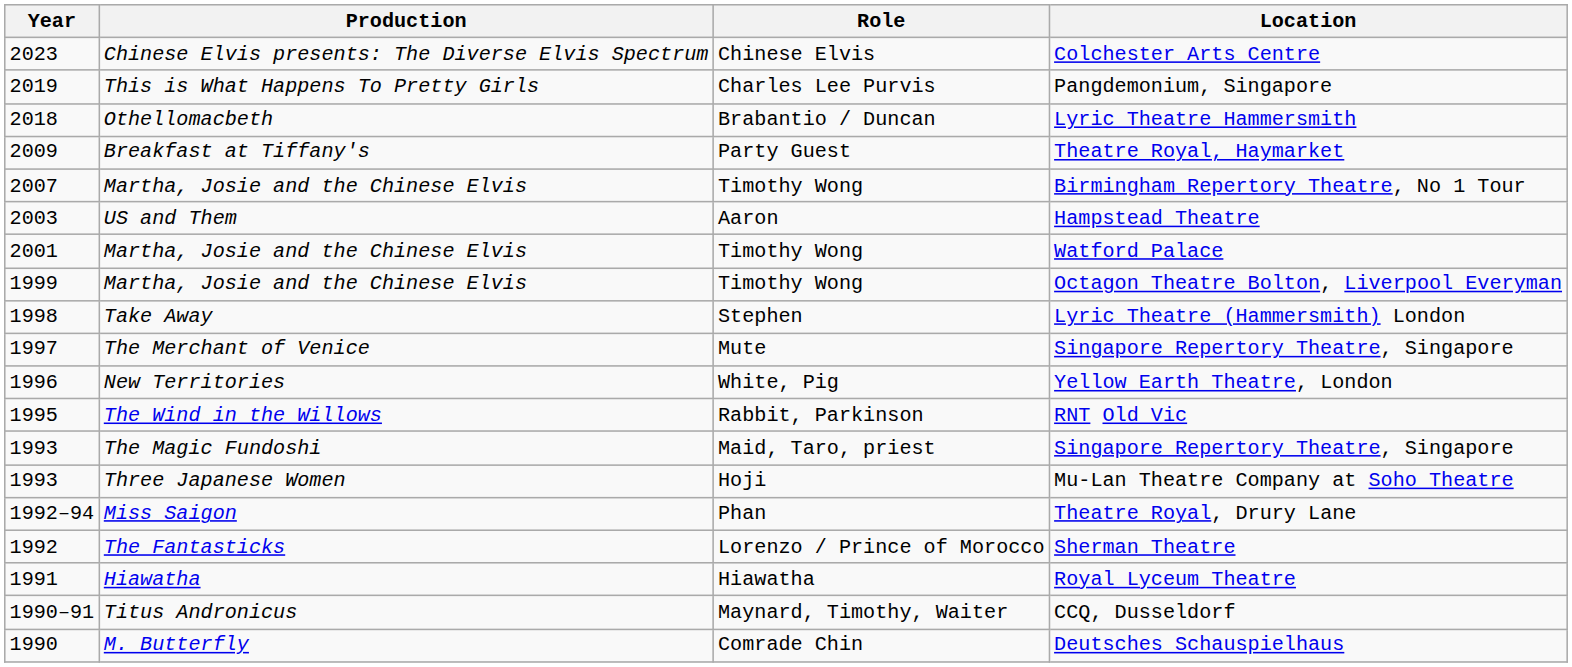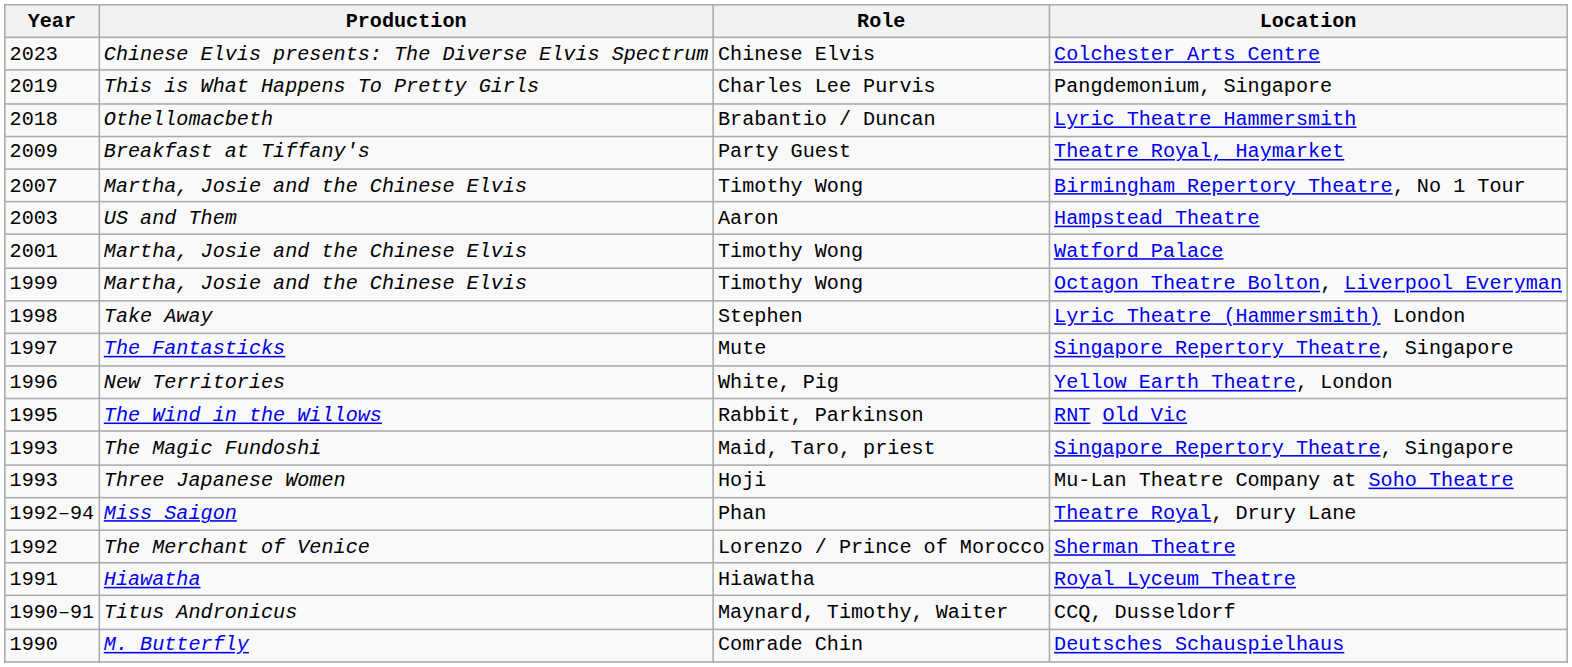(237, 350) The Merchant of Venice -> (195, 350) The Fantasticks
(195, 547) The Fantasticks -> (237, 547) The Merchant of Venice
